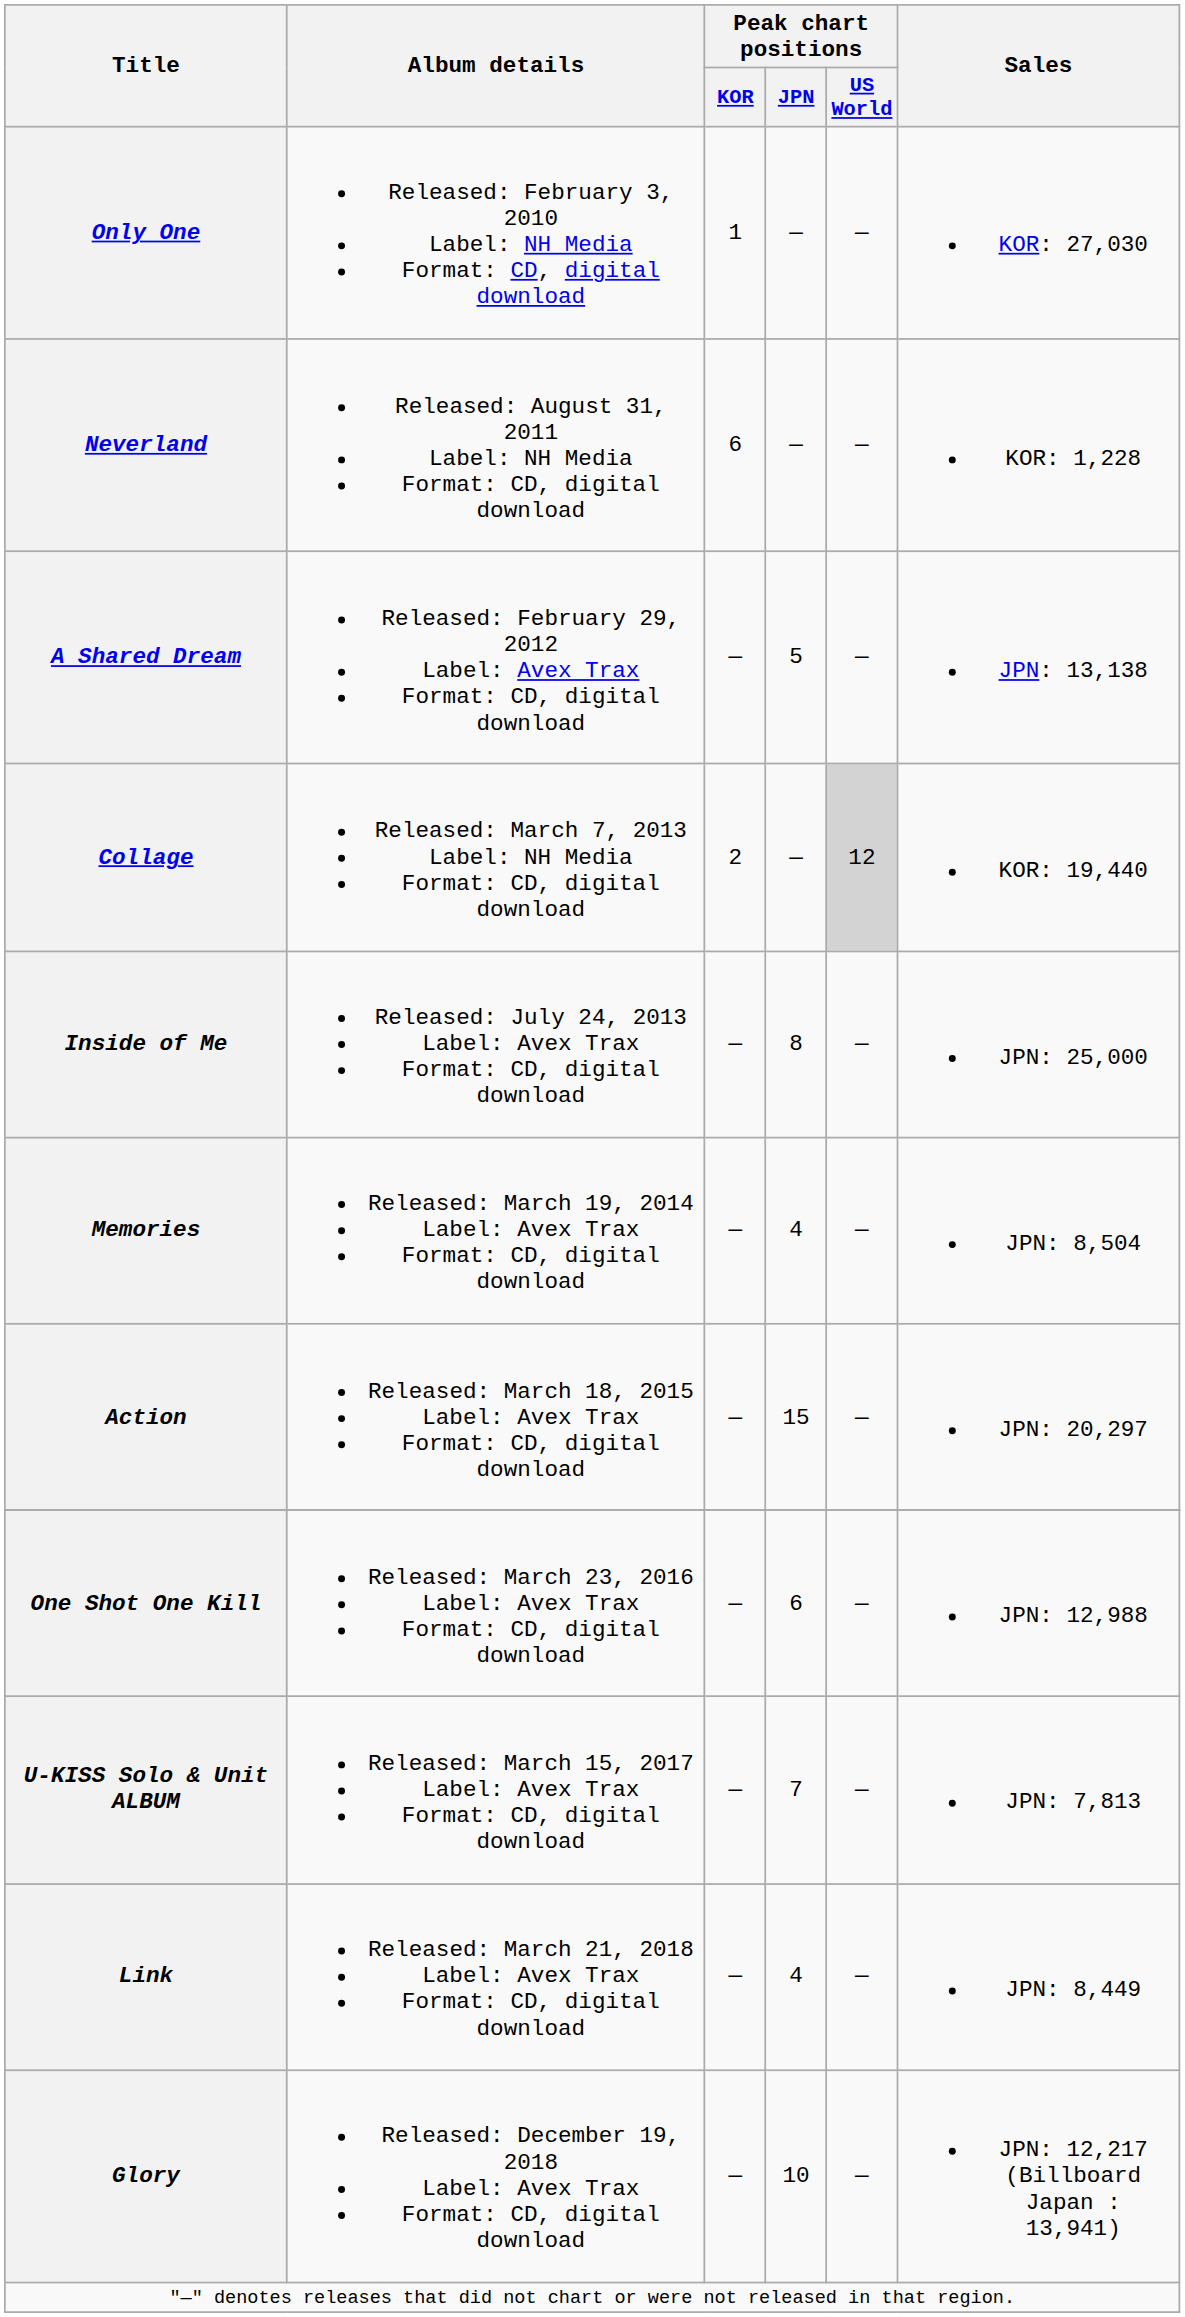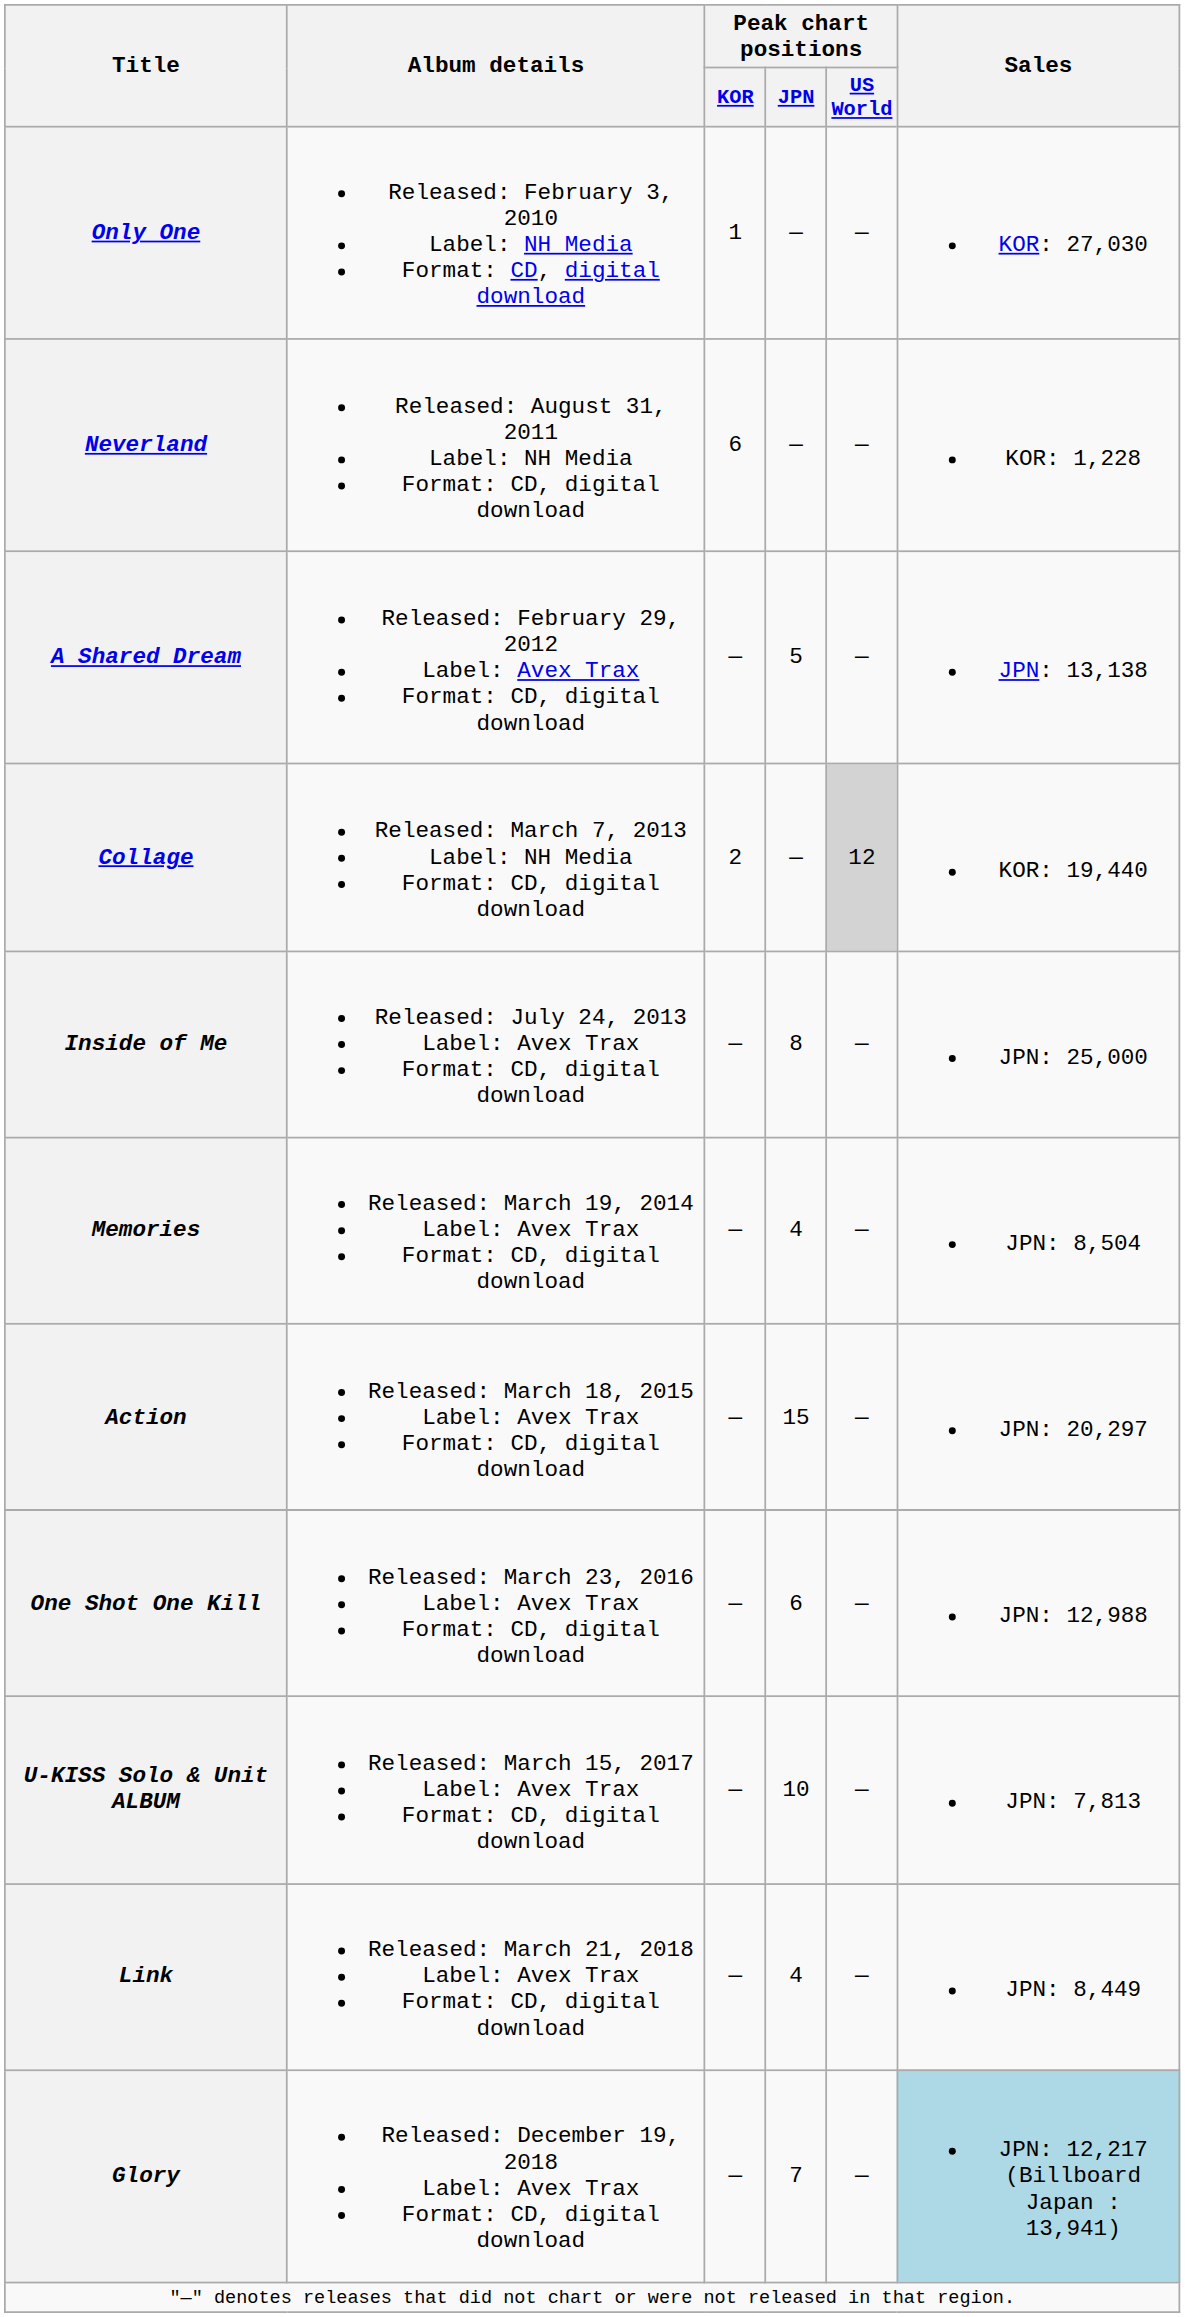(796, 1790) 7 -> (796, 1790) 10
(796, 2176) 10 -> (796, 2176) 7
(1038, 2189) no background -> (1038, 2189) lightblue background
